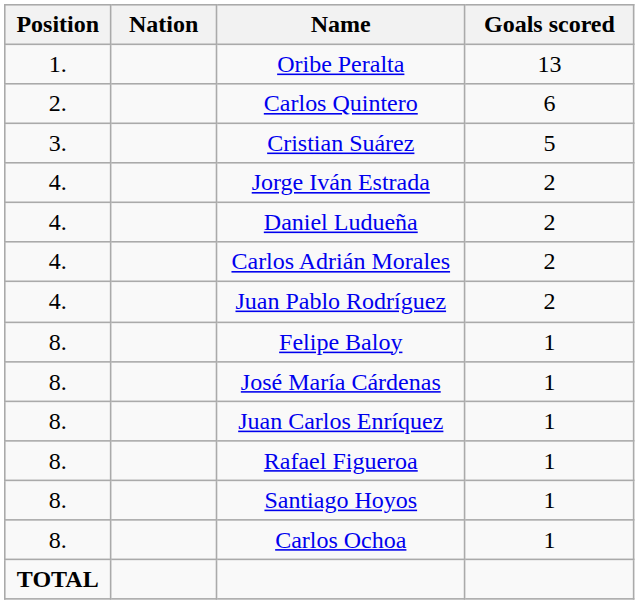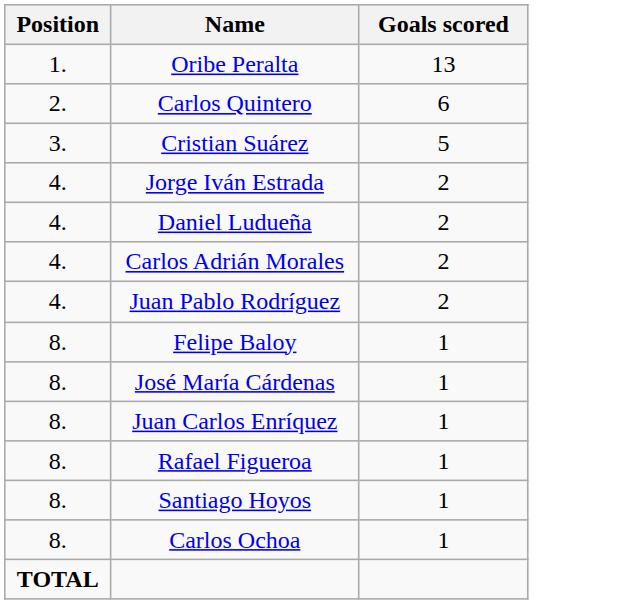- column: (164, 24)
